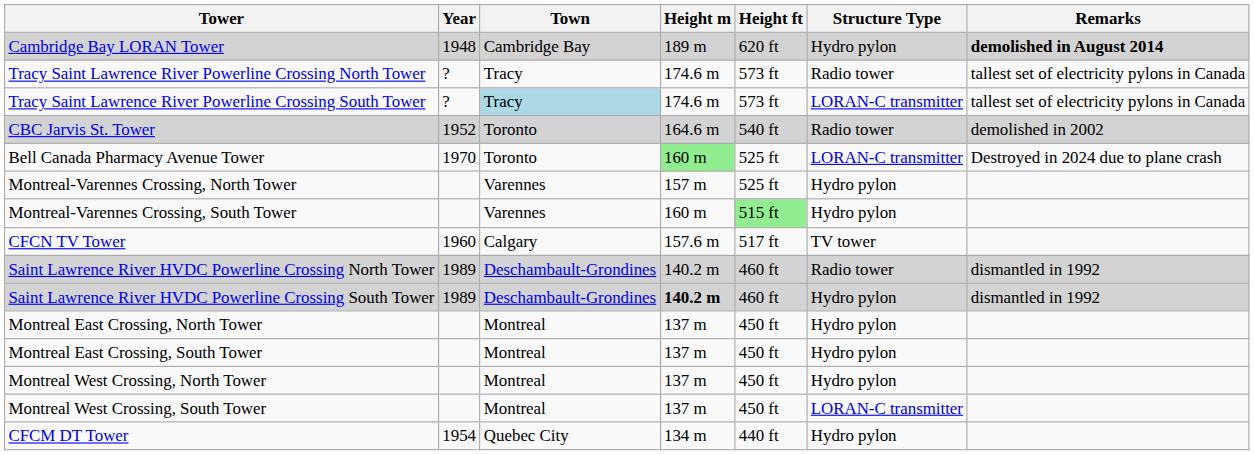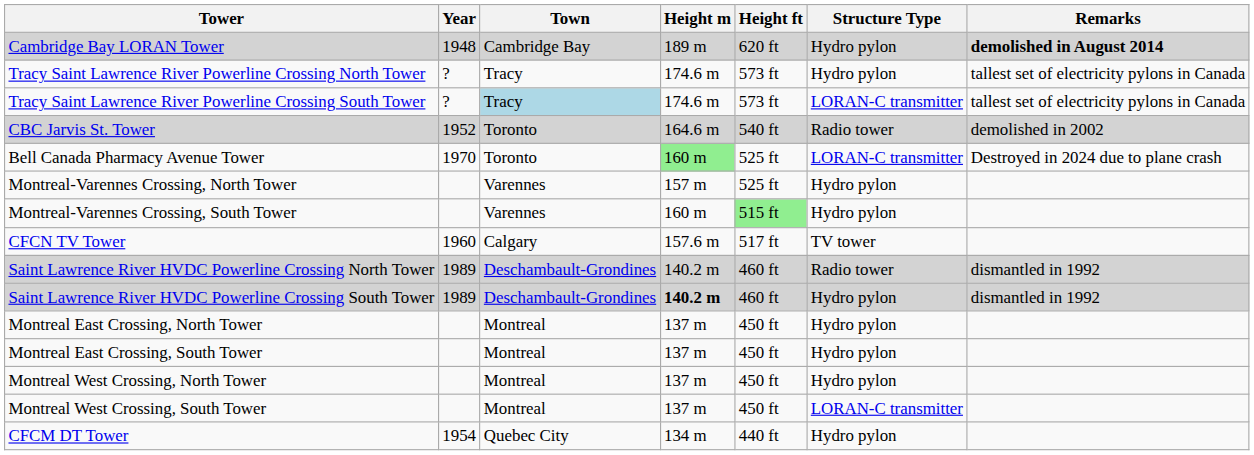(852, 74) Radio tower -> (854, 74) Hydro pylon
